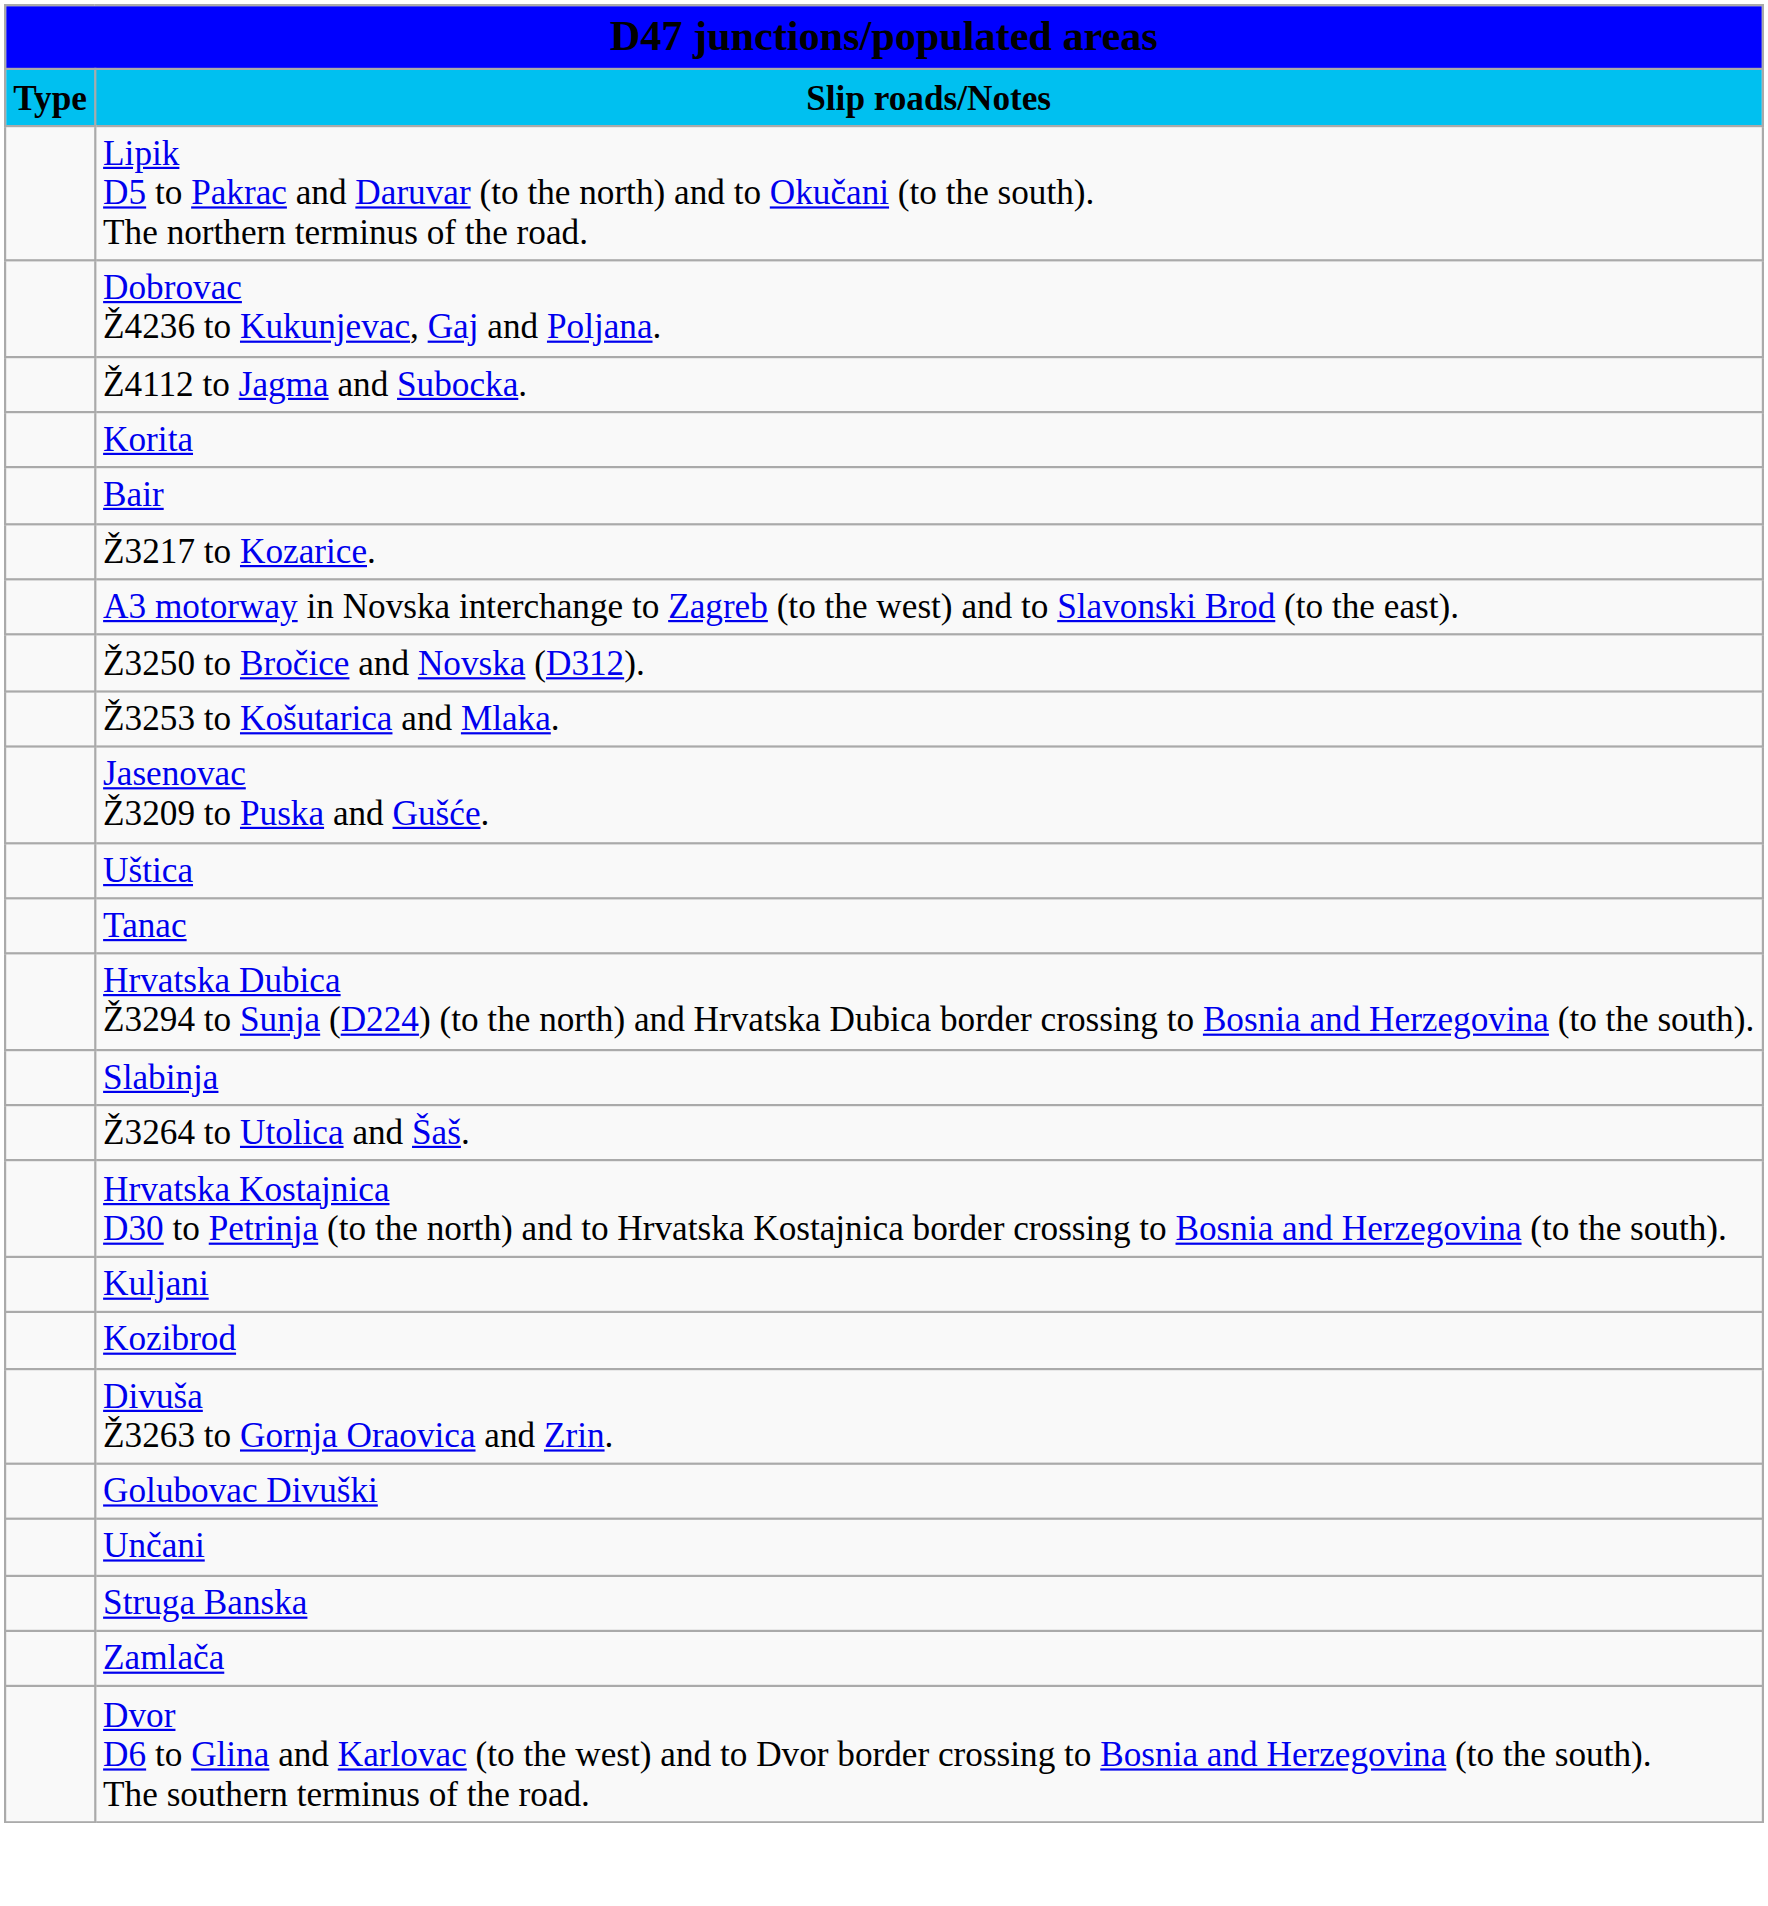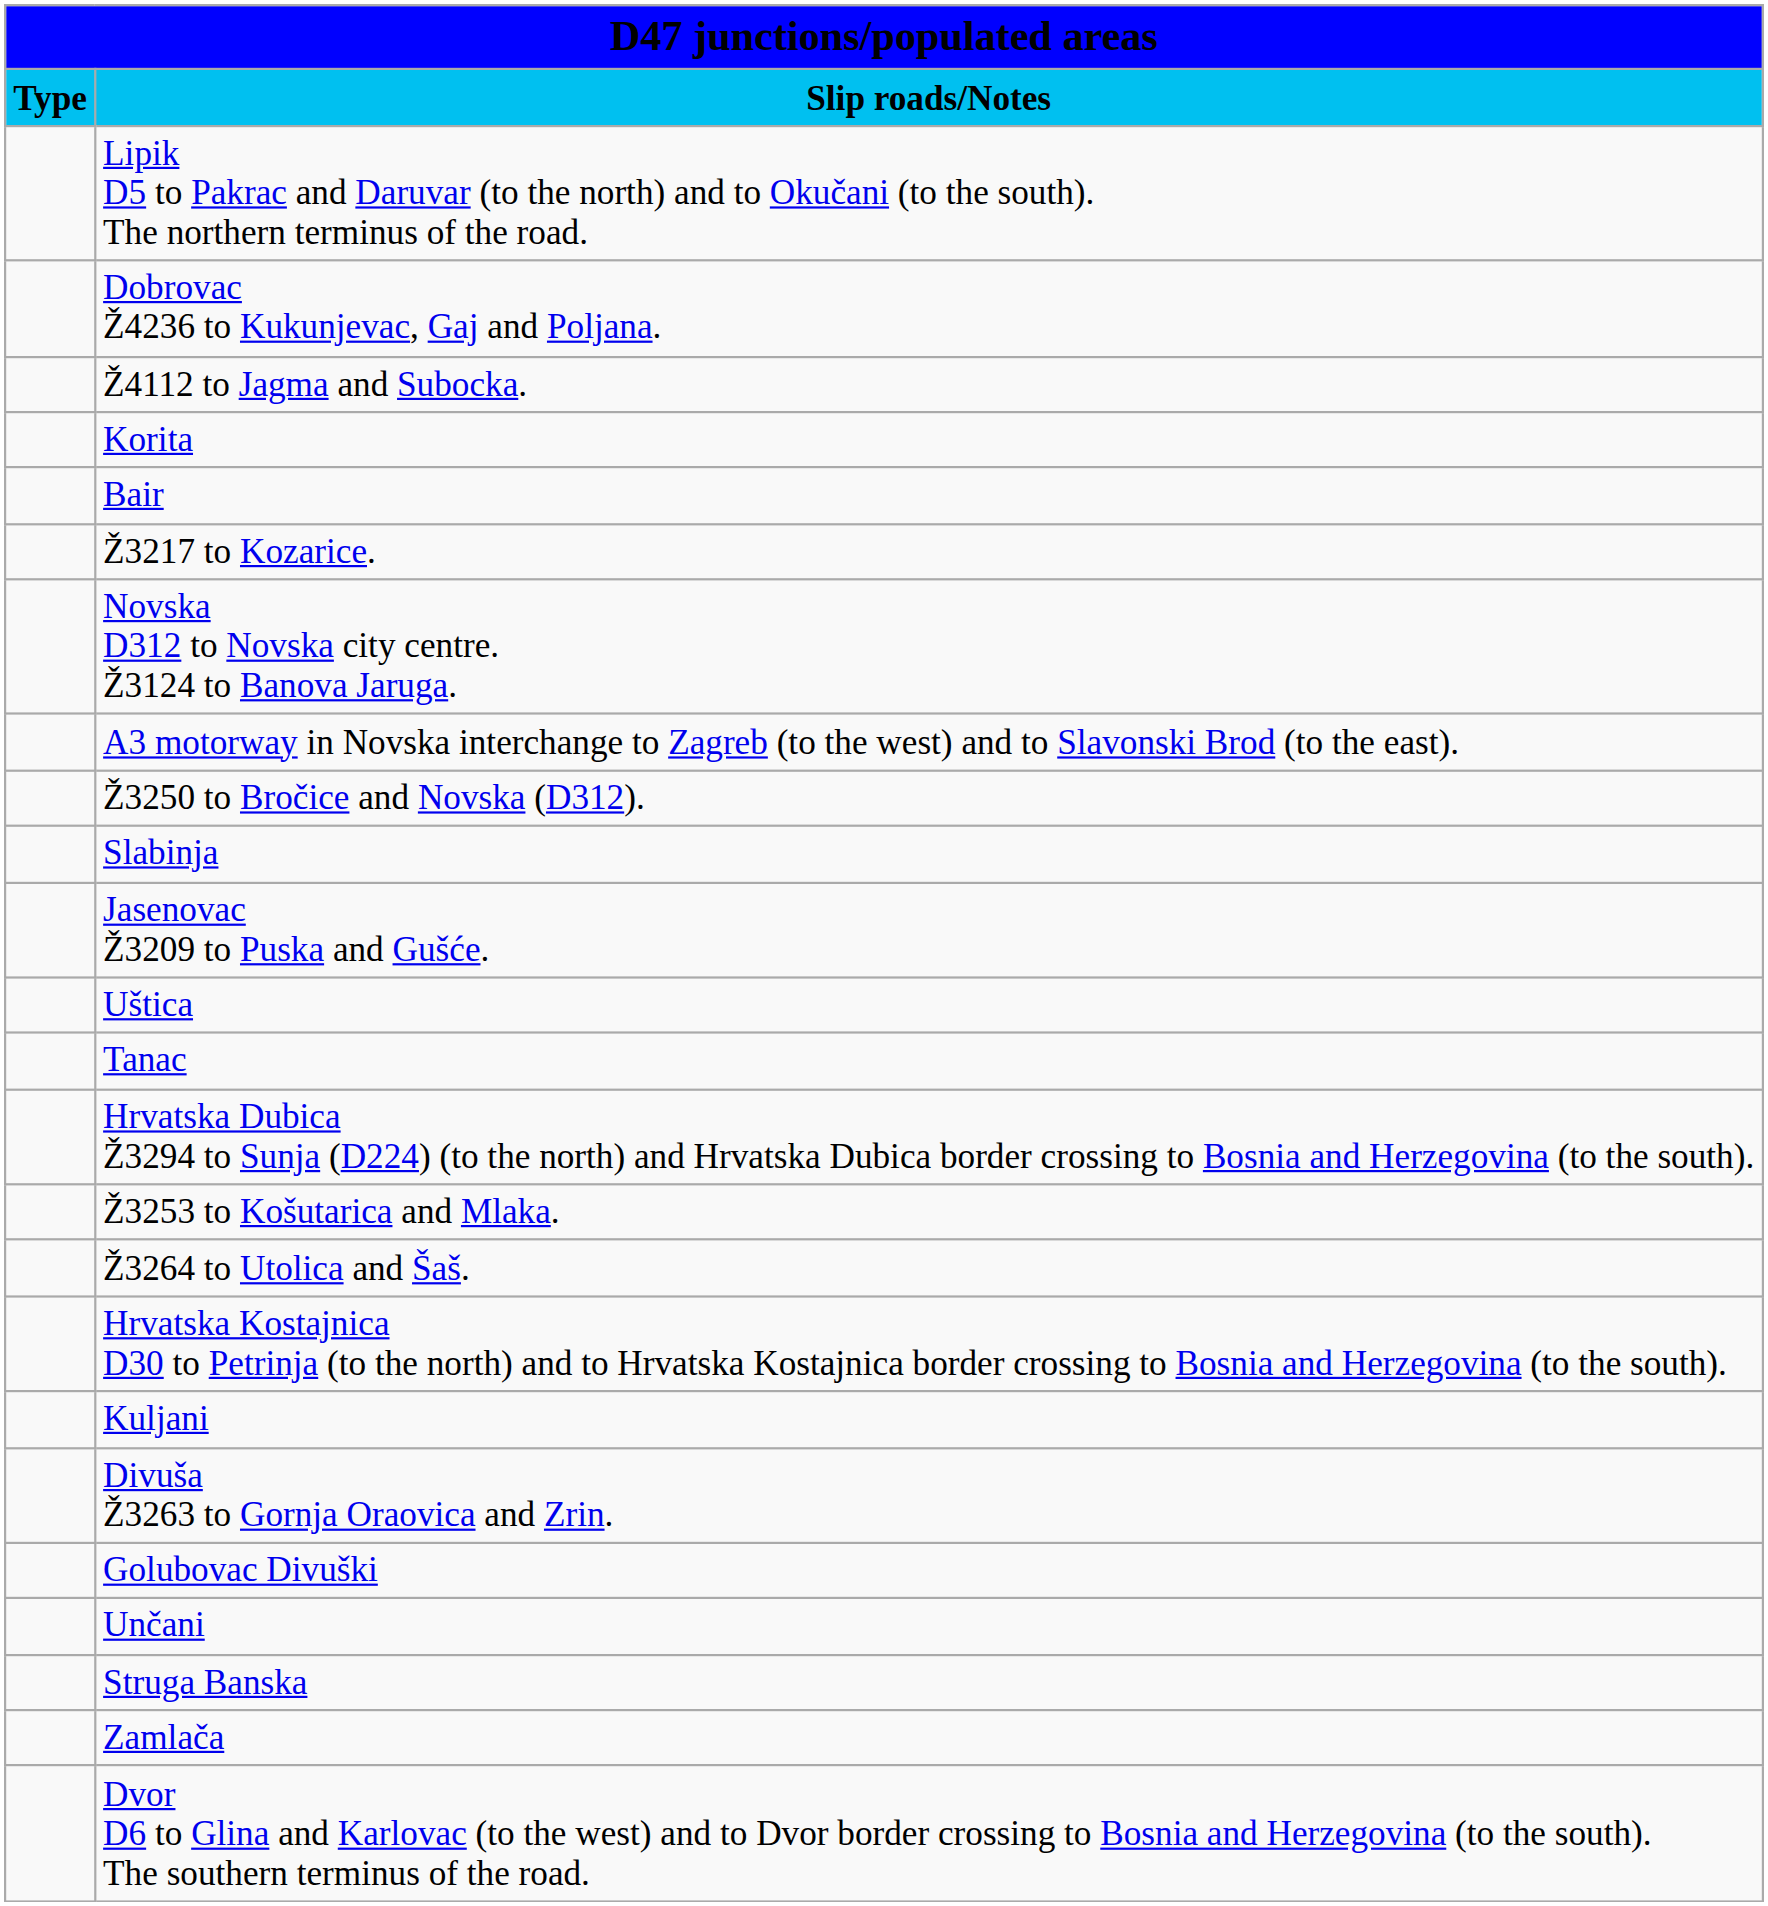+ row: (301, 646)
rows swapped: (331, 718) <-> (161, 1076)
- row: (170, 1339)
